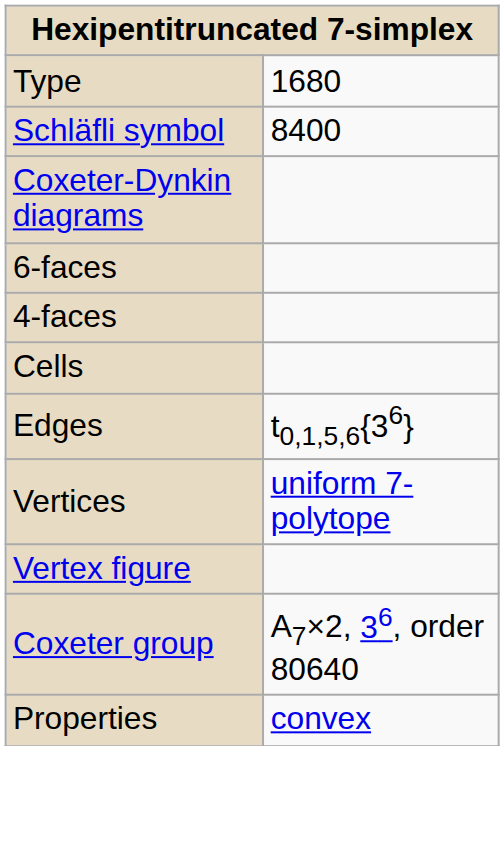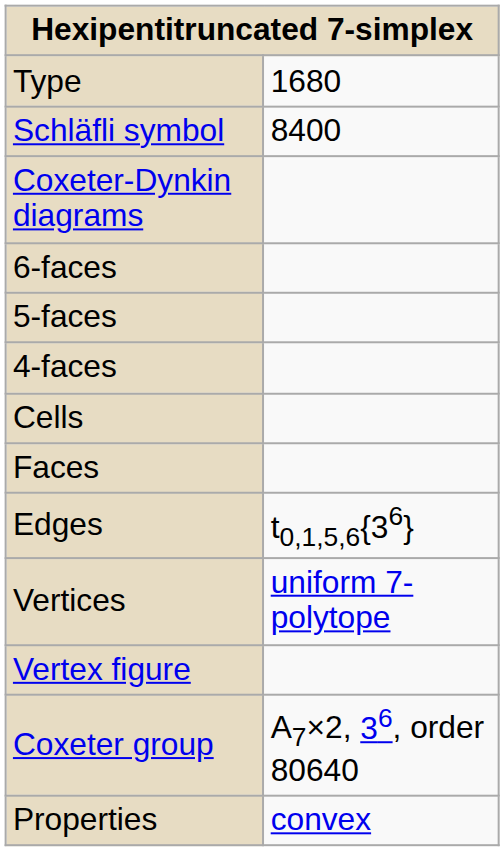+ row: (65, 317)
+ row: (56, 467)
